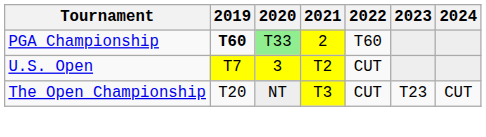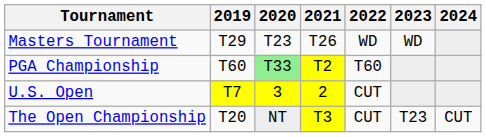+ row: (93, 43)
(232, 43) bold -> (232, 68) normal
(323, 43) 2 -> (323, 68) T2
(323, 68) T2 -> (323, 94) 2
